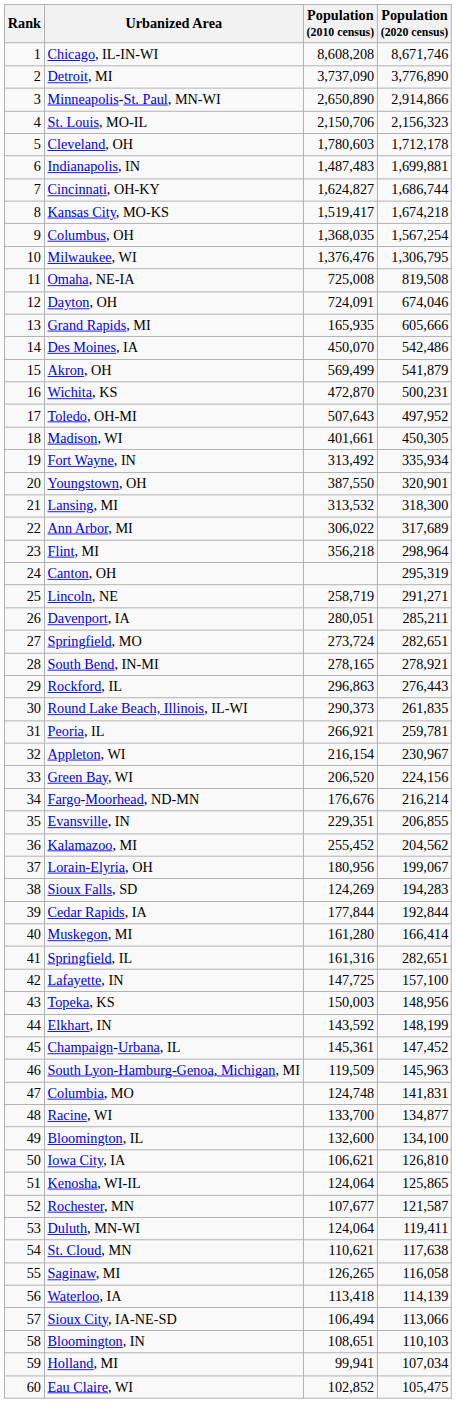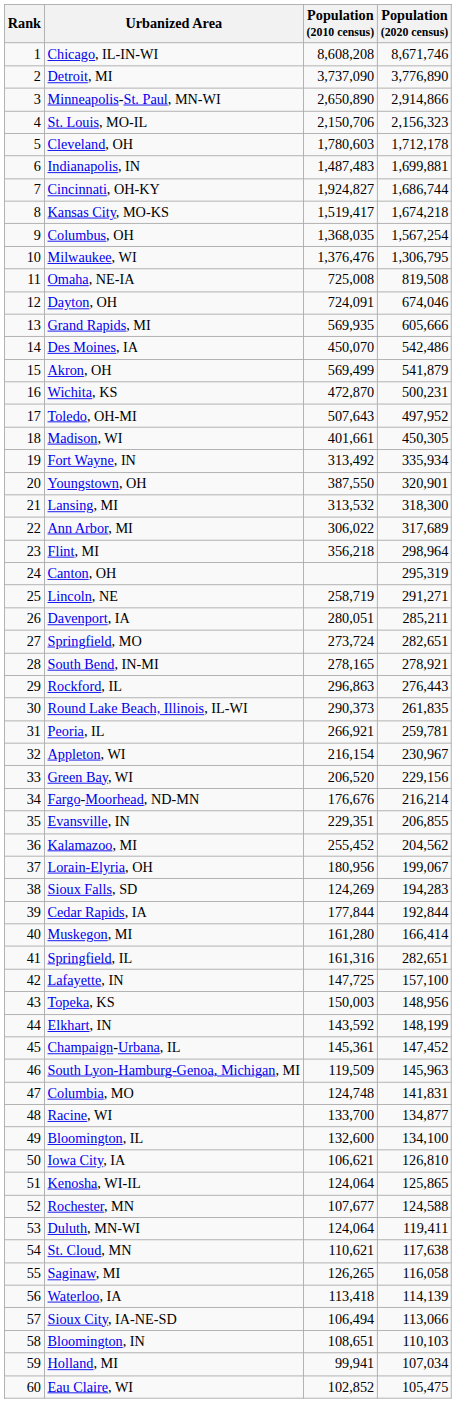(346, 189) 1,624,827 -> (346, 189) 1,924,827
(351, 325) 165,935 -> (351, 325) 569,935
(425, 777) 224,156 -> (425, 777) 229,156
(425, 1206) 121,587 -> (425, 1206) 124,588
